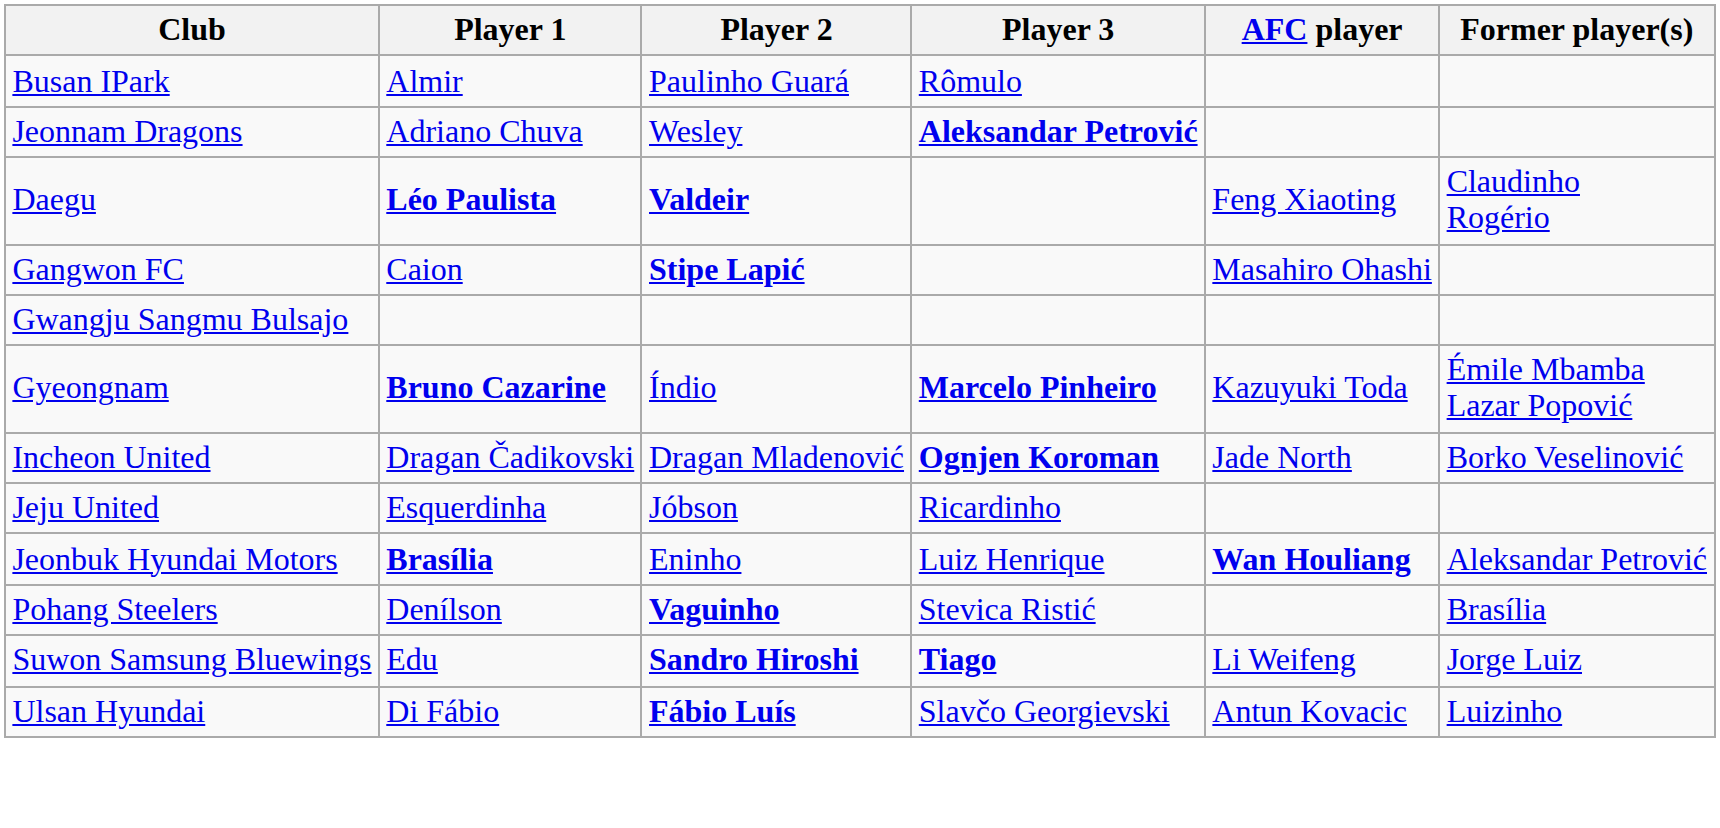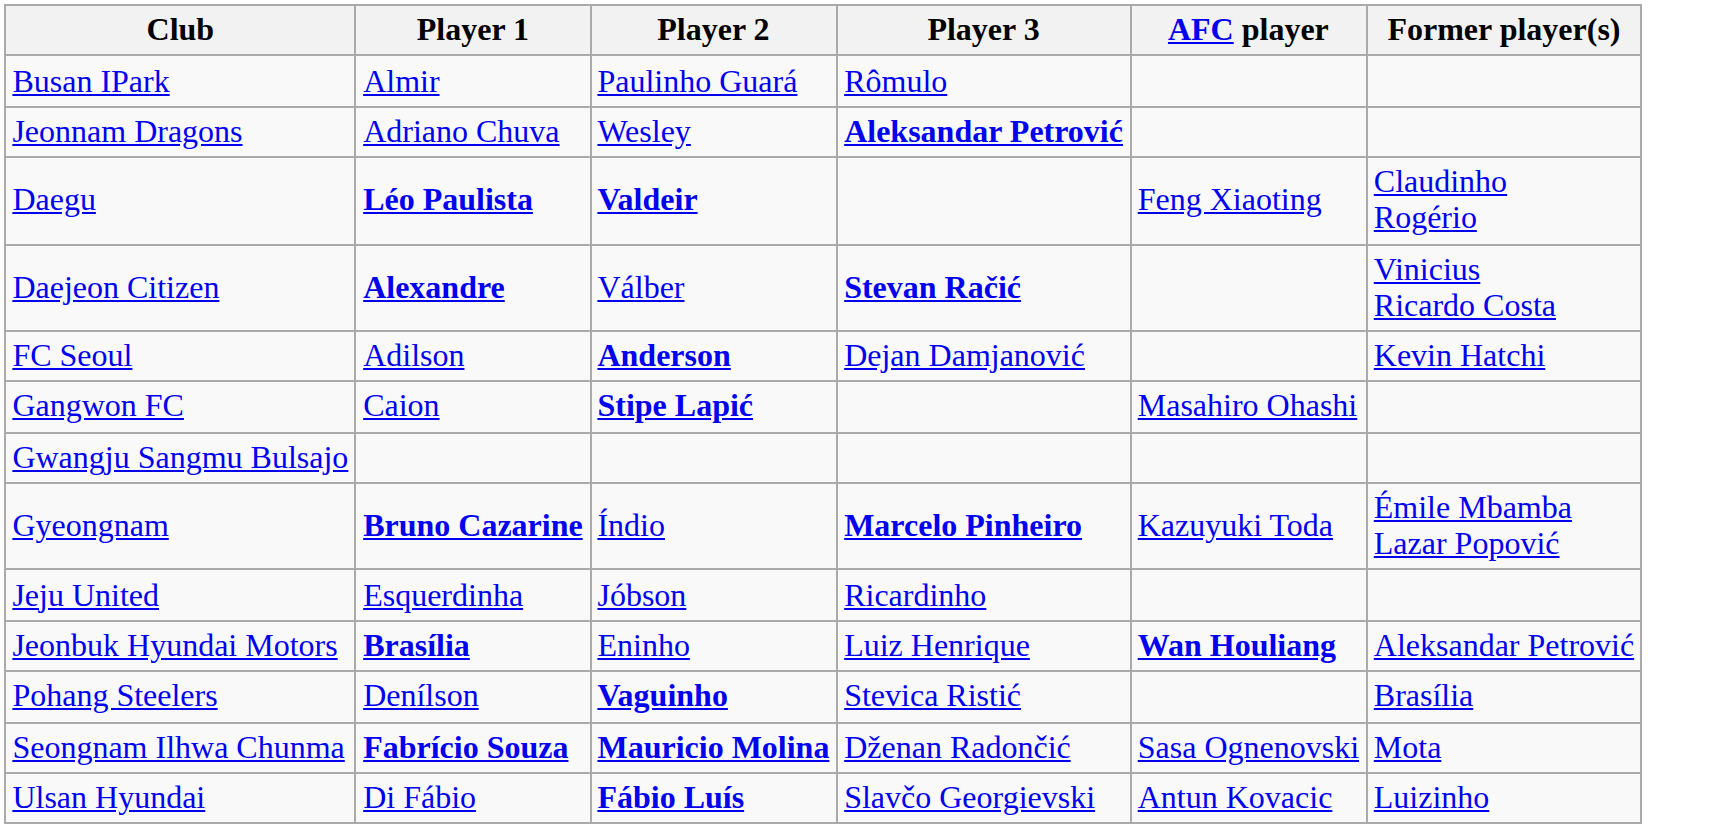+ row: (116, 286)
+ row: (72, 355)
- row: (111, 457)
+ row: (179, 746)
- row: (192, 660)
